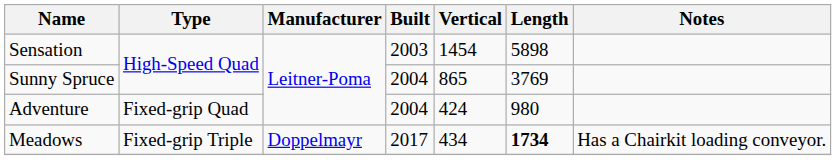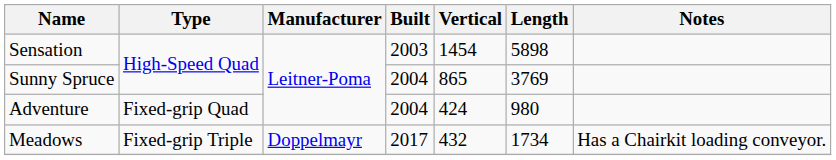(453, 139) 434 -> (453, 139) 432
(530, 139) bold -> (530, 139) normal
